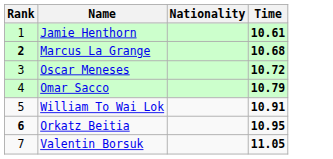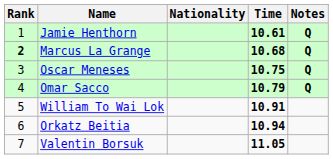+ column: (308, 14)
(268, 70) 10.72 -> (268, 70) 10.75
(21, 126) bold -> (21, 126) normal
(268, 126) 10.95 -> (268, 126) 10.94
